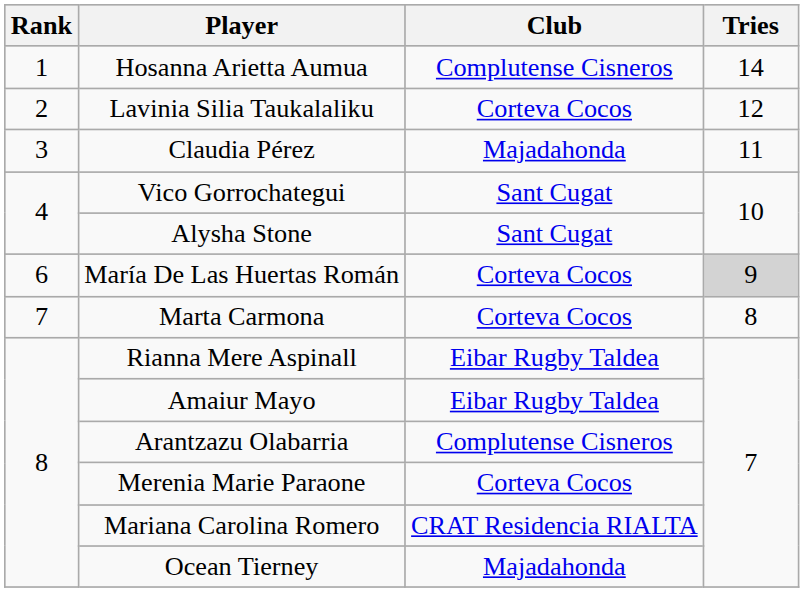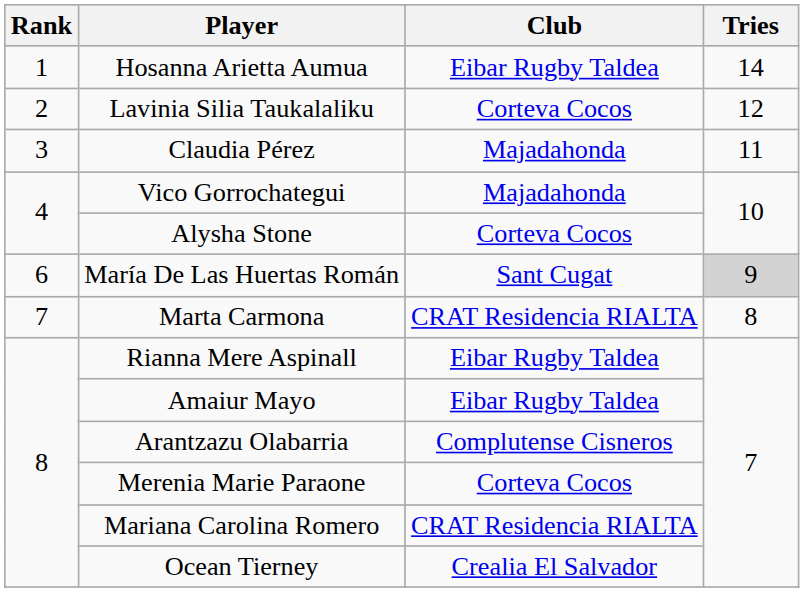(554, 66) Complutense Cisneros -> (554, 66) Eibar Rugby Taldea
(554, 191) Sant Cugat -> (554, 191) Majadahonda
(554, 233) Sant Cugat -> (554, 233) Corteva Cocos
(554, 274) Corteva Cocos -> (554, 274) Sant Cugat
(554, 316) Corteva Cocos -> (554, 316) CRAT Residencia RIALTA
(554, 566) Majadahonda -> (554, 566) Crealia El Salvador
